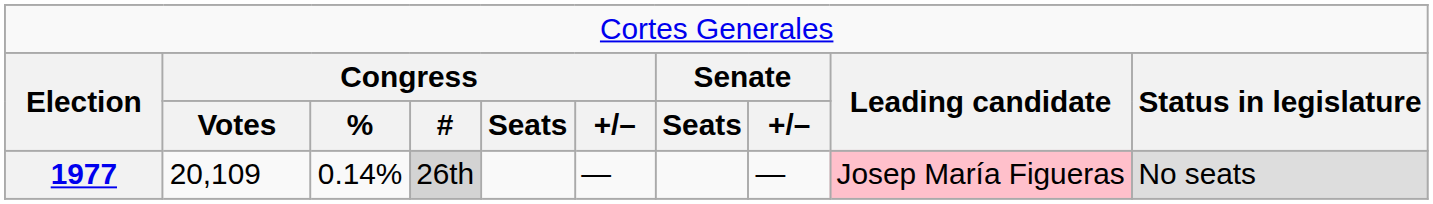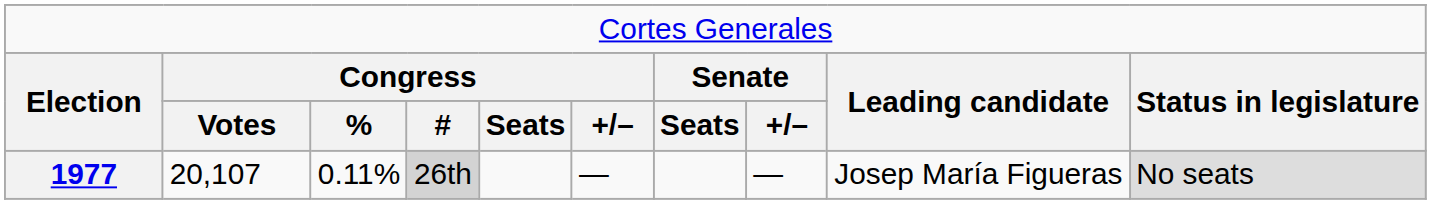(215, 173) 20,109 -> (215, 173) 20,107
(360, 173) 0.14% -> (359, 173) 0.11%
(981, 173) pink background -> (978, 173) no background
